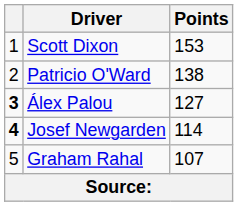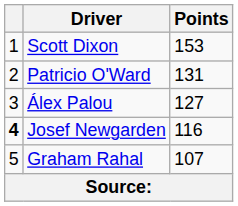(189, 74) 138 -> (189, 74) 131
(14, 103) bold -> (14, 103) normal
(188, 131) 114 -> (188, 131) 116
